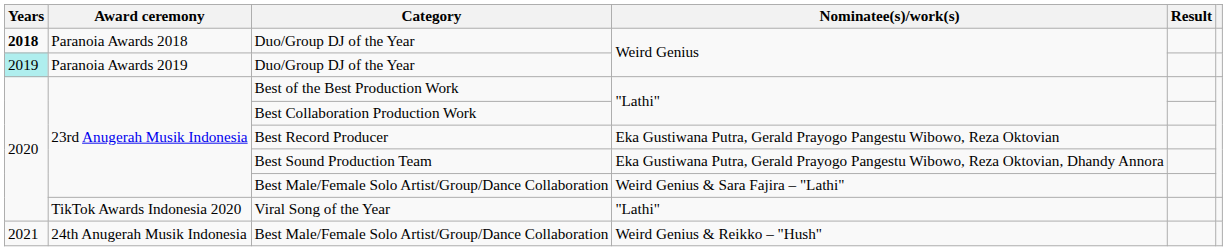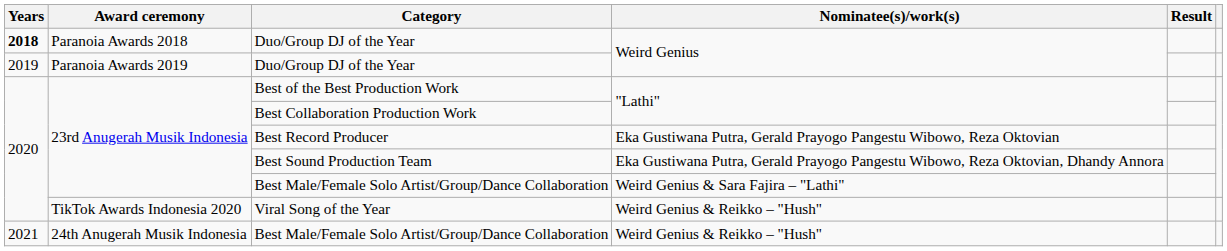(23, 64) paleturquoise background -> (23, 64) no background
(638, 209) "Lathi" -> (719, 209) Weird Genius & Reikko – "Hush"
